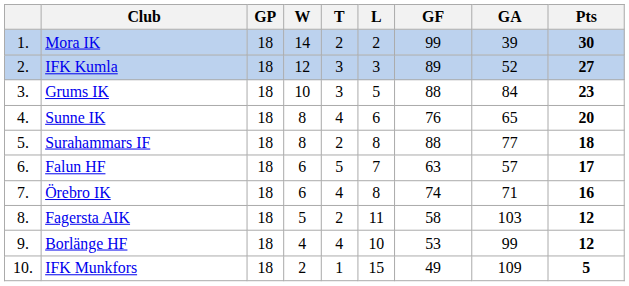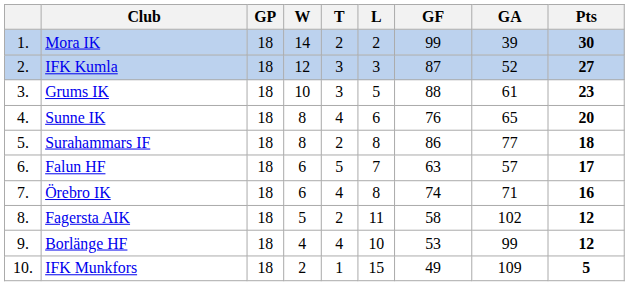(433, 67) 89 -> (433, 67) 87
(510, 92) 84 -> (510, 92) 61
(433, 142) 88 -> (433, 142) 86
(510, 218) 103 -> (510, 218) 102
